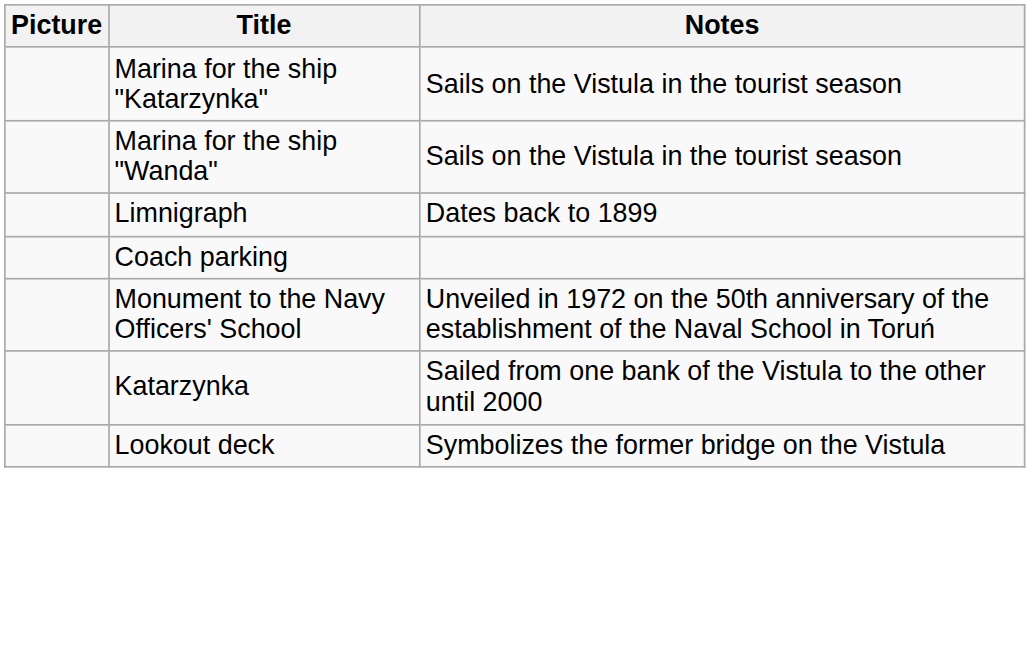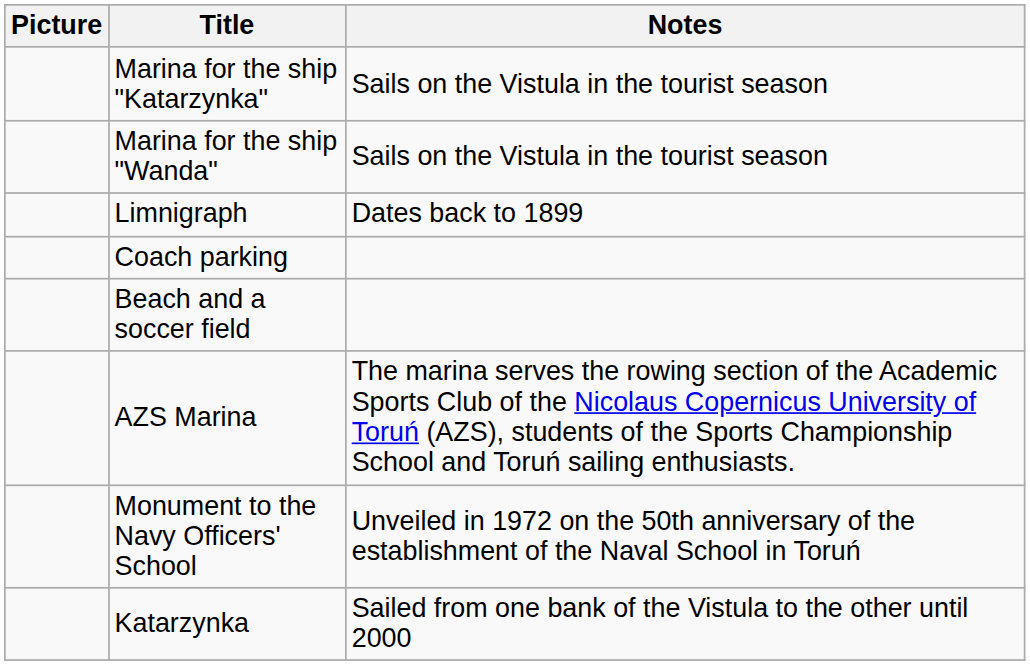+ row: (190, 314)
+ row: (186, 417)
- row: (195, 445)
